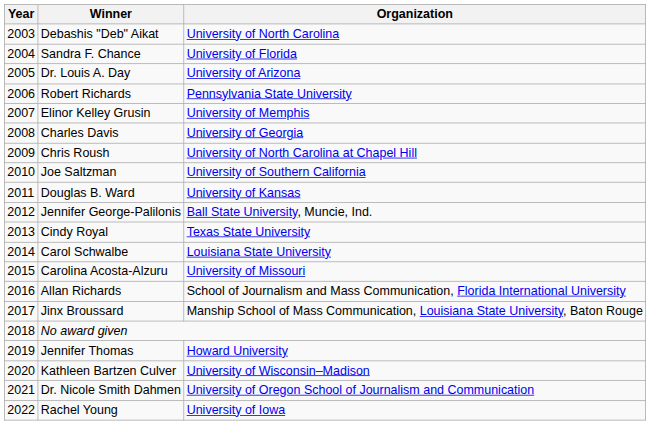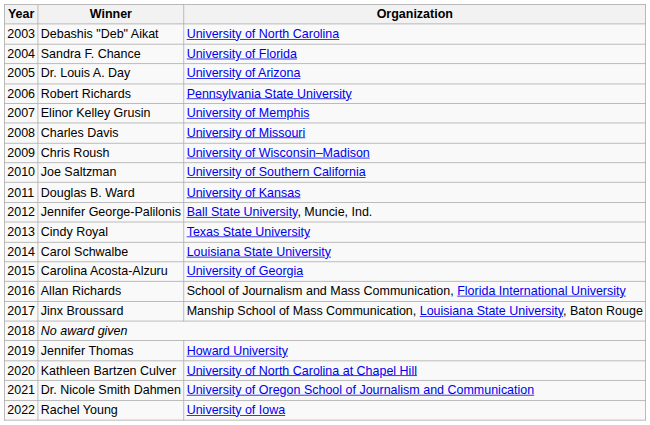(245, 133) University of Georgia -> (246, 133) University of Missouri
(302, 152) University of North Carolina at Chapel Hill -> (278, 152) University of Wisconsin–Madison
(246, 271) University of Missouri -> (245, 271) University of Georgia
(278, 370) University of Wisconsin–Madison -> (302, 370) University of North Carolina at Chapel Hill
